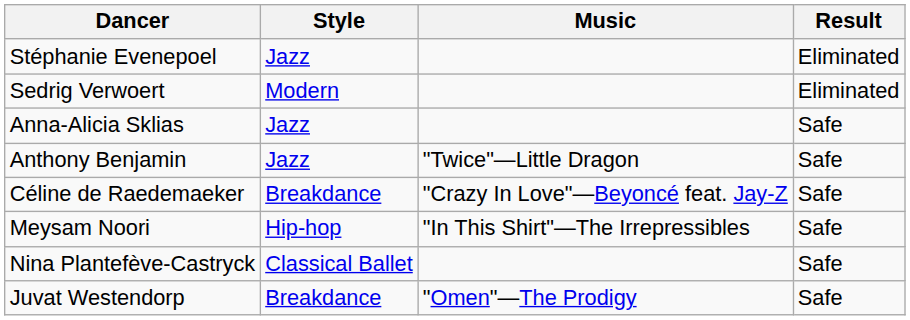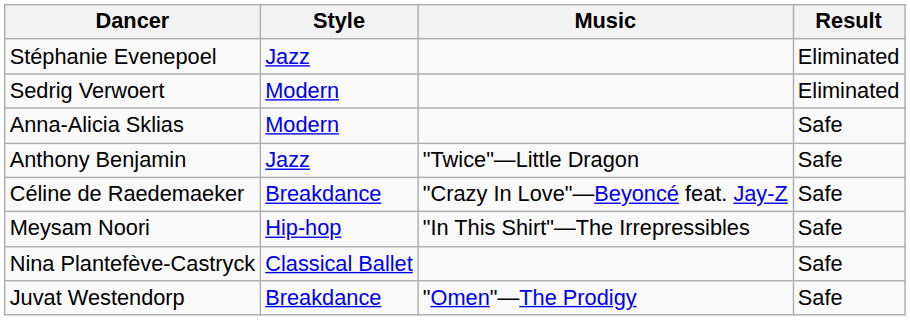(288, 125) Jazz -> (302, 125) Modern
